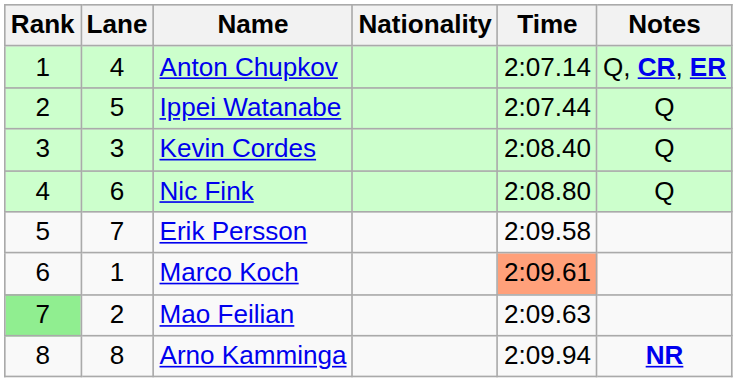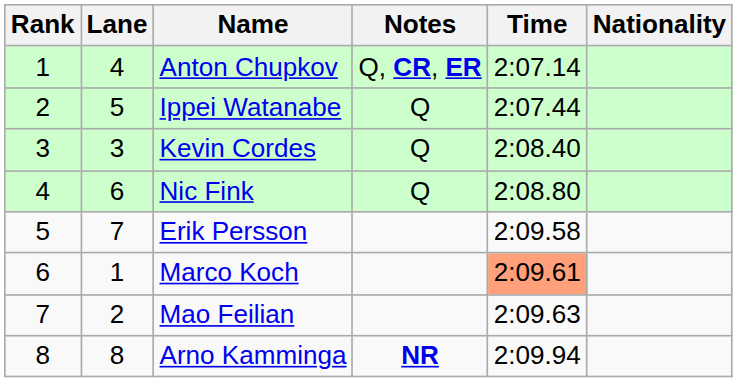columns swapped: (425, 25) <-> (665, 25)
(43, 314) lightgreen background -> (43, 314) no background
